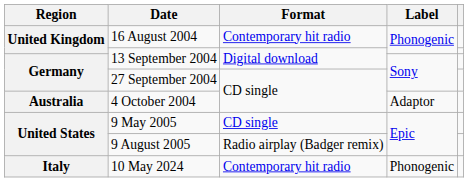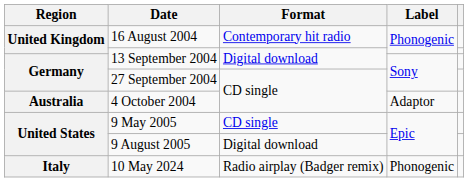(303, 144) Radio airplay (Badger remix) -> (270, 144) Digital download
(287, 166) Contemporary hit radio -> (303, 166) Radio airplay (Badger remix)
